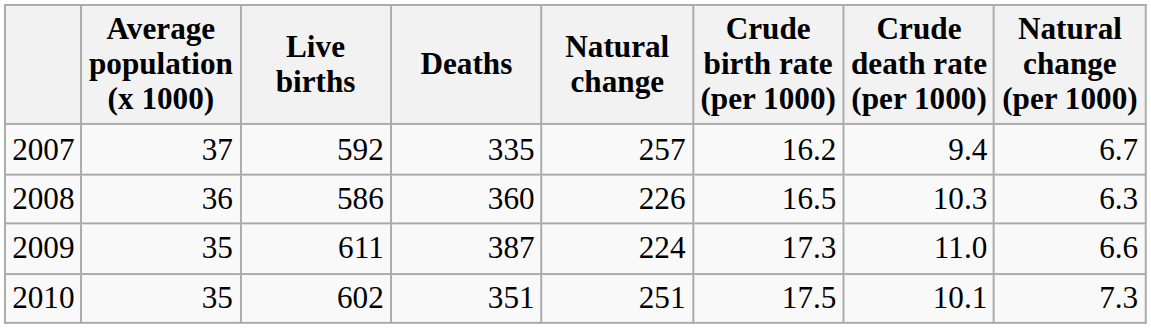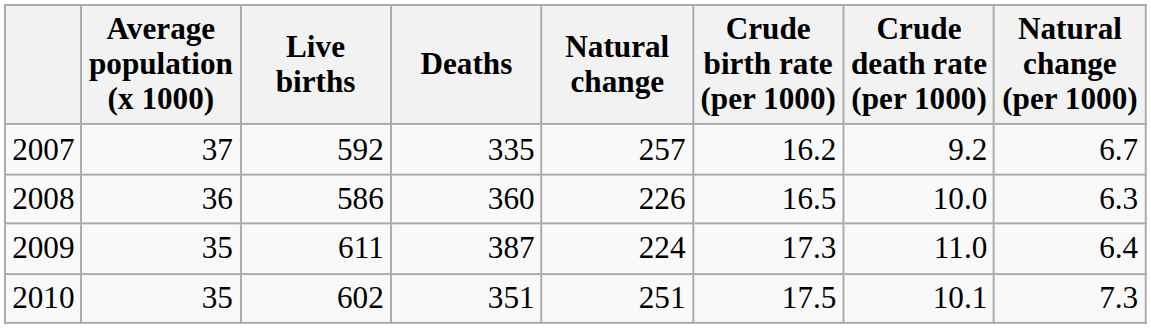(968, 148) 9.4 -> (968, 148) 9.2
(960, 198) 10.3 -> (960, 198) 10.0
(1119, 247) 6.6 -> (1119, 247) 6.4
